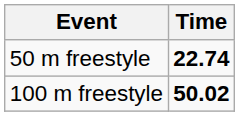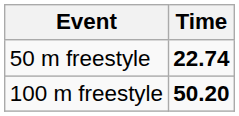(201, 93) 50.02 -> (201, 93) 50.20
